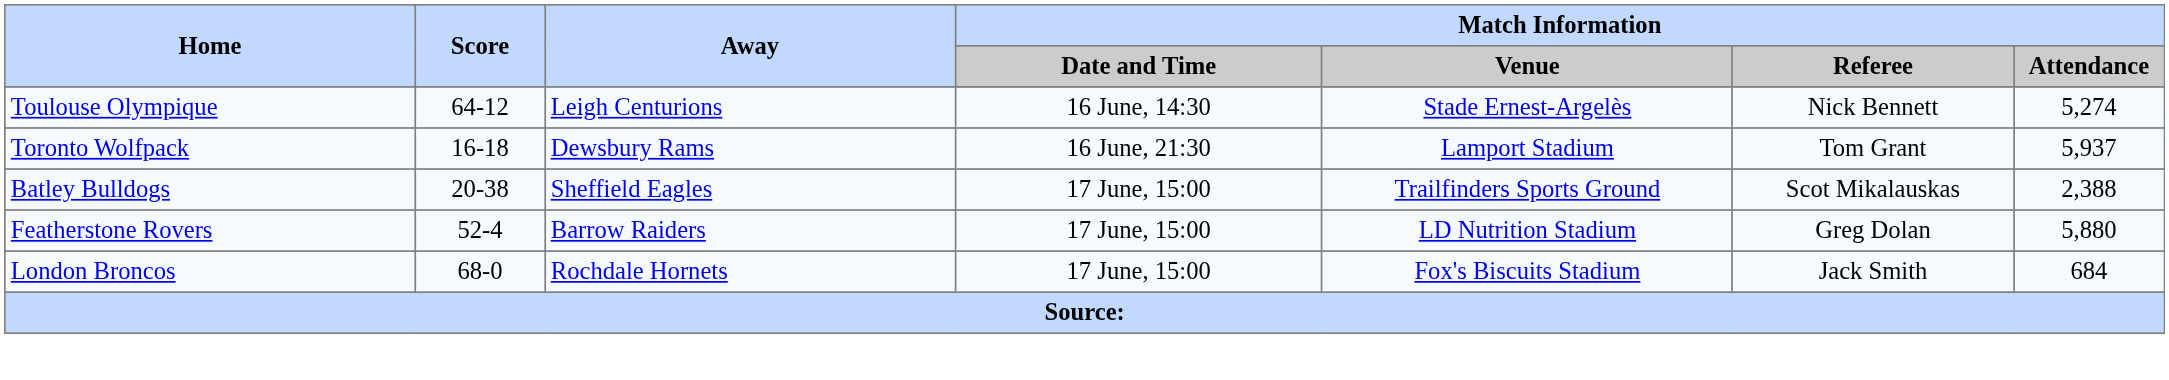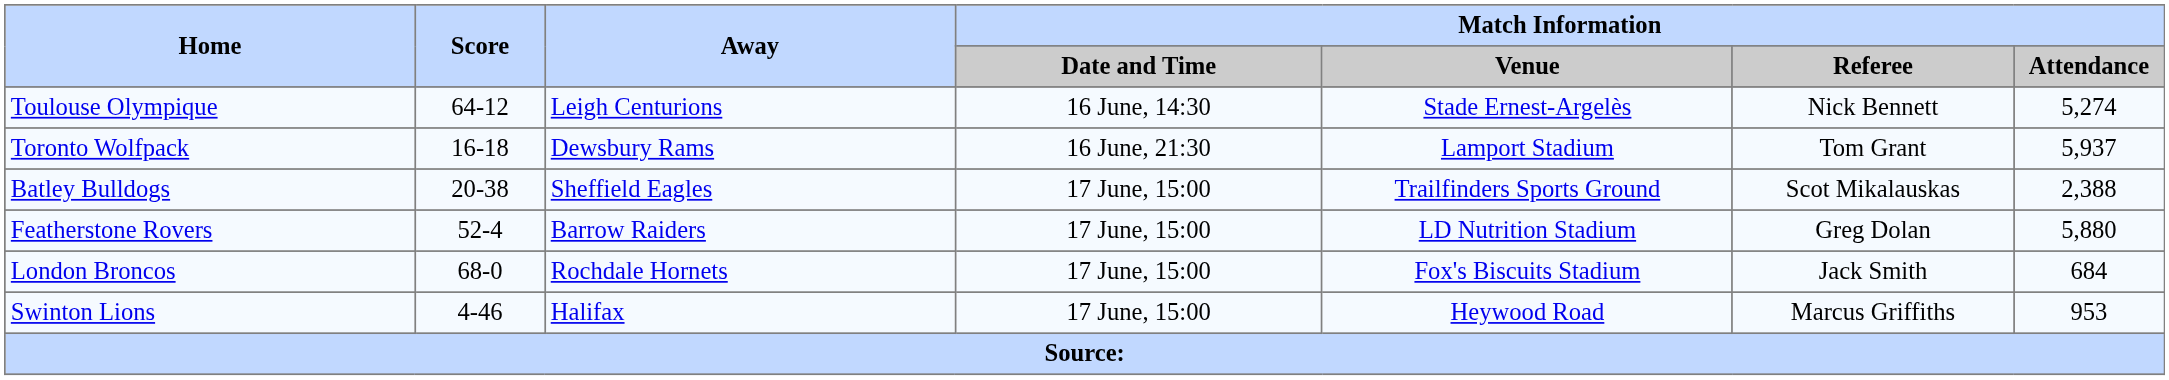+ row: (83, 312)
